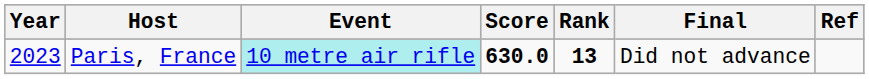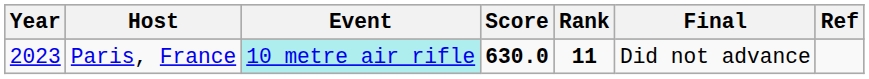(584, 57) 13 -> (584, 57) 11
